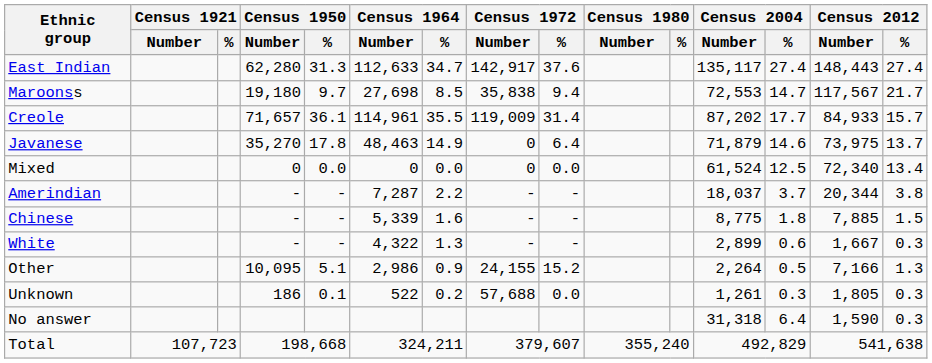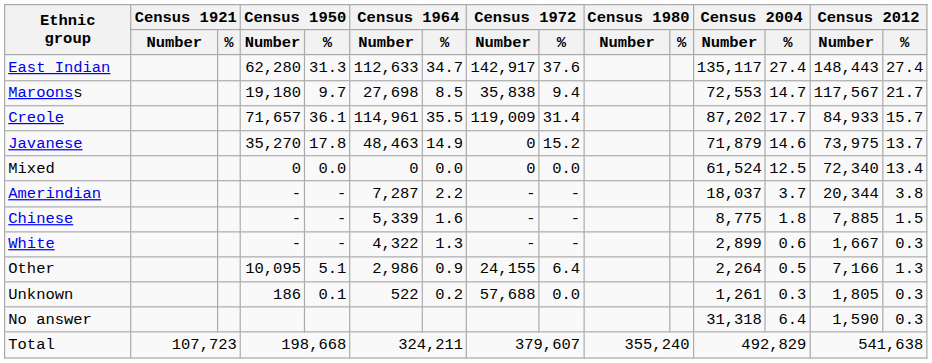(566, 143) 6.4 -> (561, 143) 15.2
(561, 269) 15.2 -> (566, 269) 6.4
